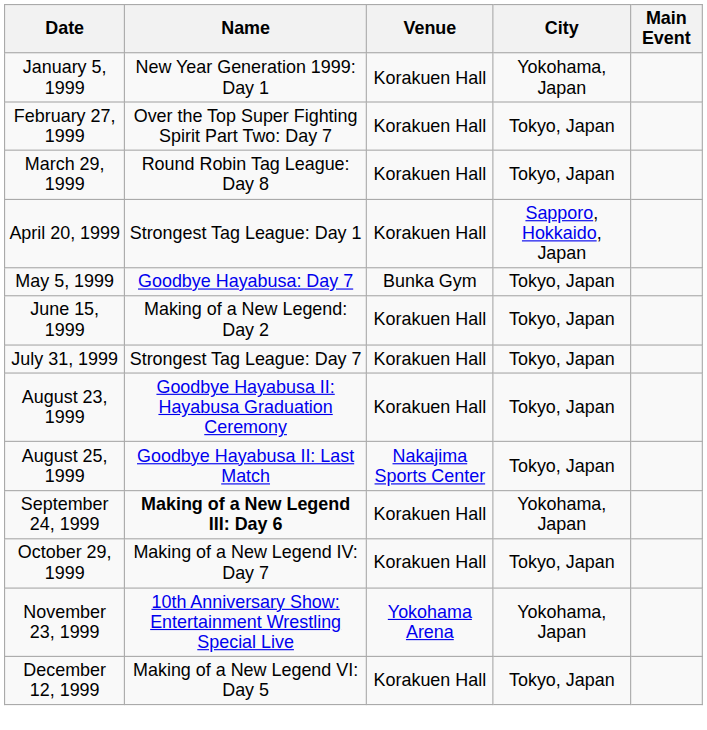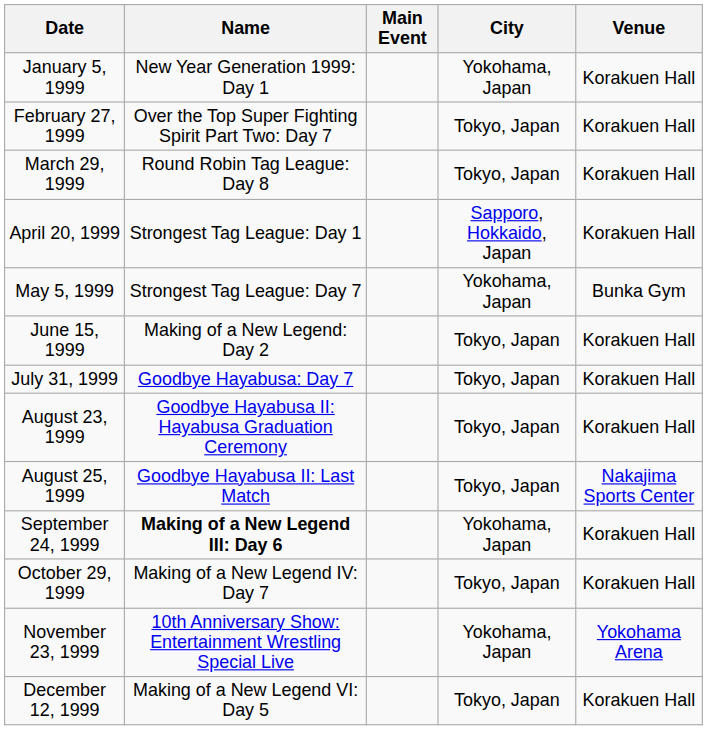columns swapped: (430, 28) <-> (666, 28)
(246, 281) Goodbye Hayabusa: Day 7 -> (246, 291) Strongest Tag League: Day 7
(562, 281) Tokyo, Japan -> (507, 291) Yokohama, Japan
(246, 358) Strongest Tag League: Day 7 -> (246, 378) Goodbye Hayabusa: Day 7
